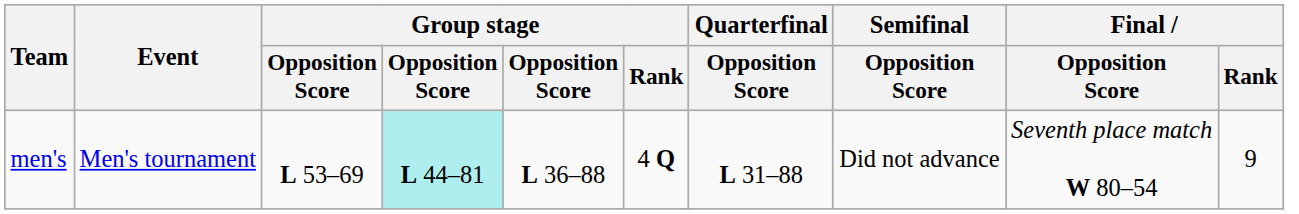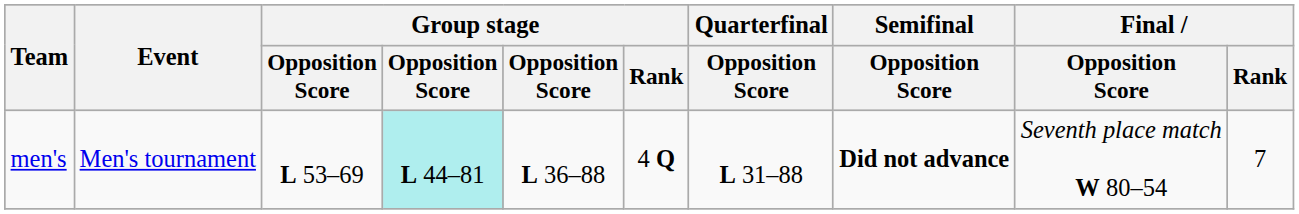(919, 159) normal -> (924, 159) bold
(1251, 159) 9 -> (1260, 159) 7
